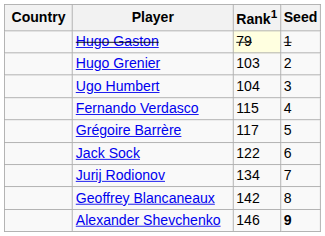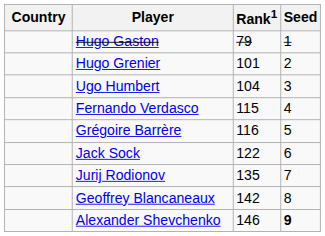(244, 41) lightyellow background -> (244, 41) no background
(248, 64) 103 -> (248, 64) 101
(247, 131) 117 -> (247, 131) 116
(248, 175) 134 -> (248, 175) 135
